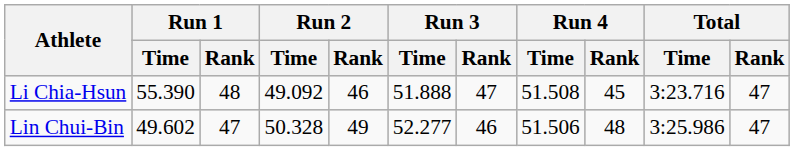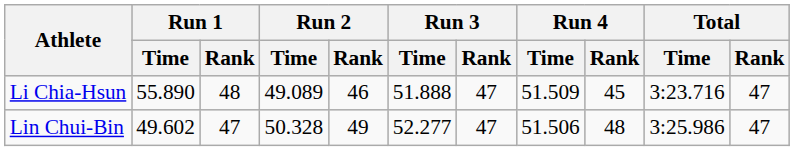(166, 92) 55.390 -> (166, 92) 55.890
(294, 92) 49.092 -> (294, 92) 49.089
(550, 92) 51.508 -> (550, 92) 51.509
(486, 127) 46 -> (486, 127) 47
